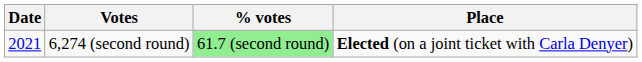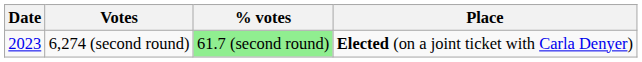(25, 43) 2021 -> (25, 43) 2023
